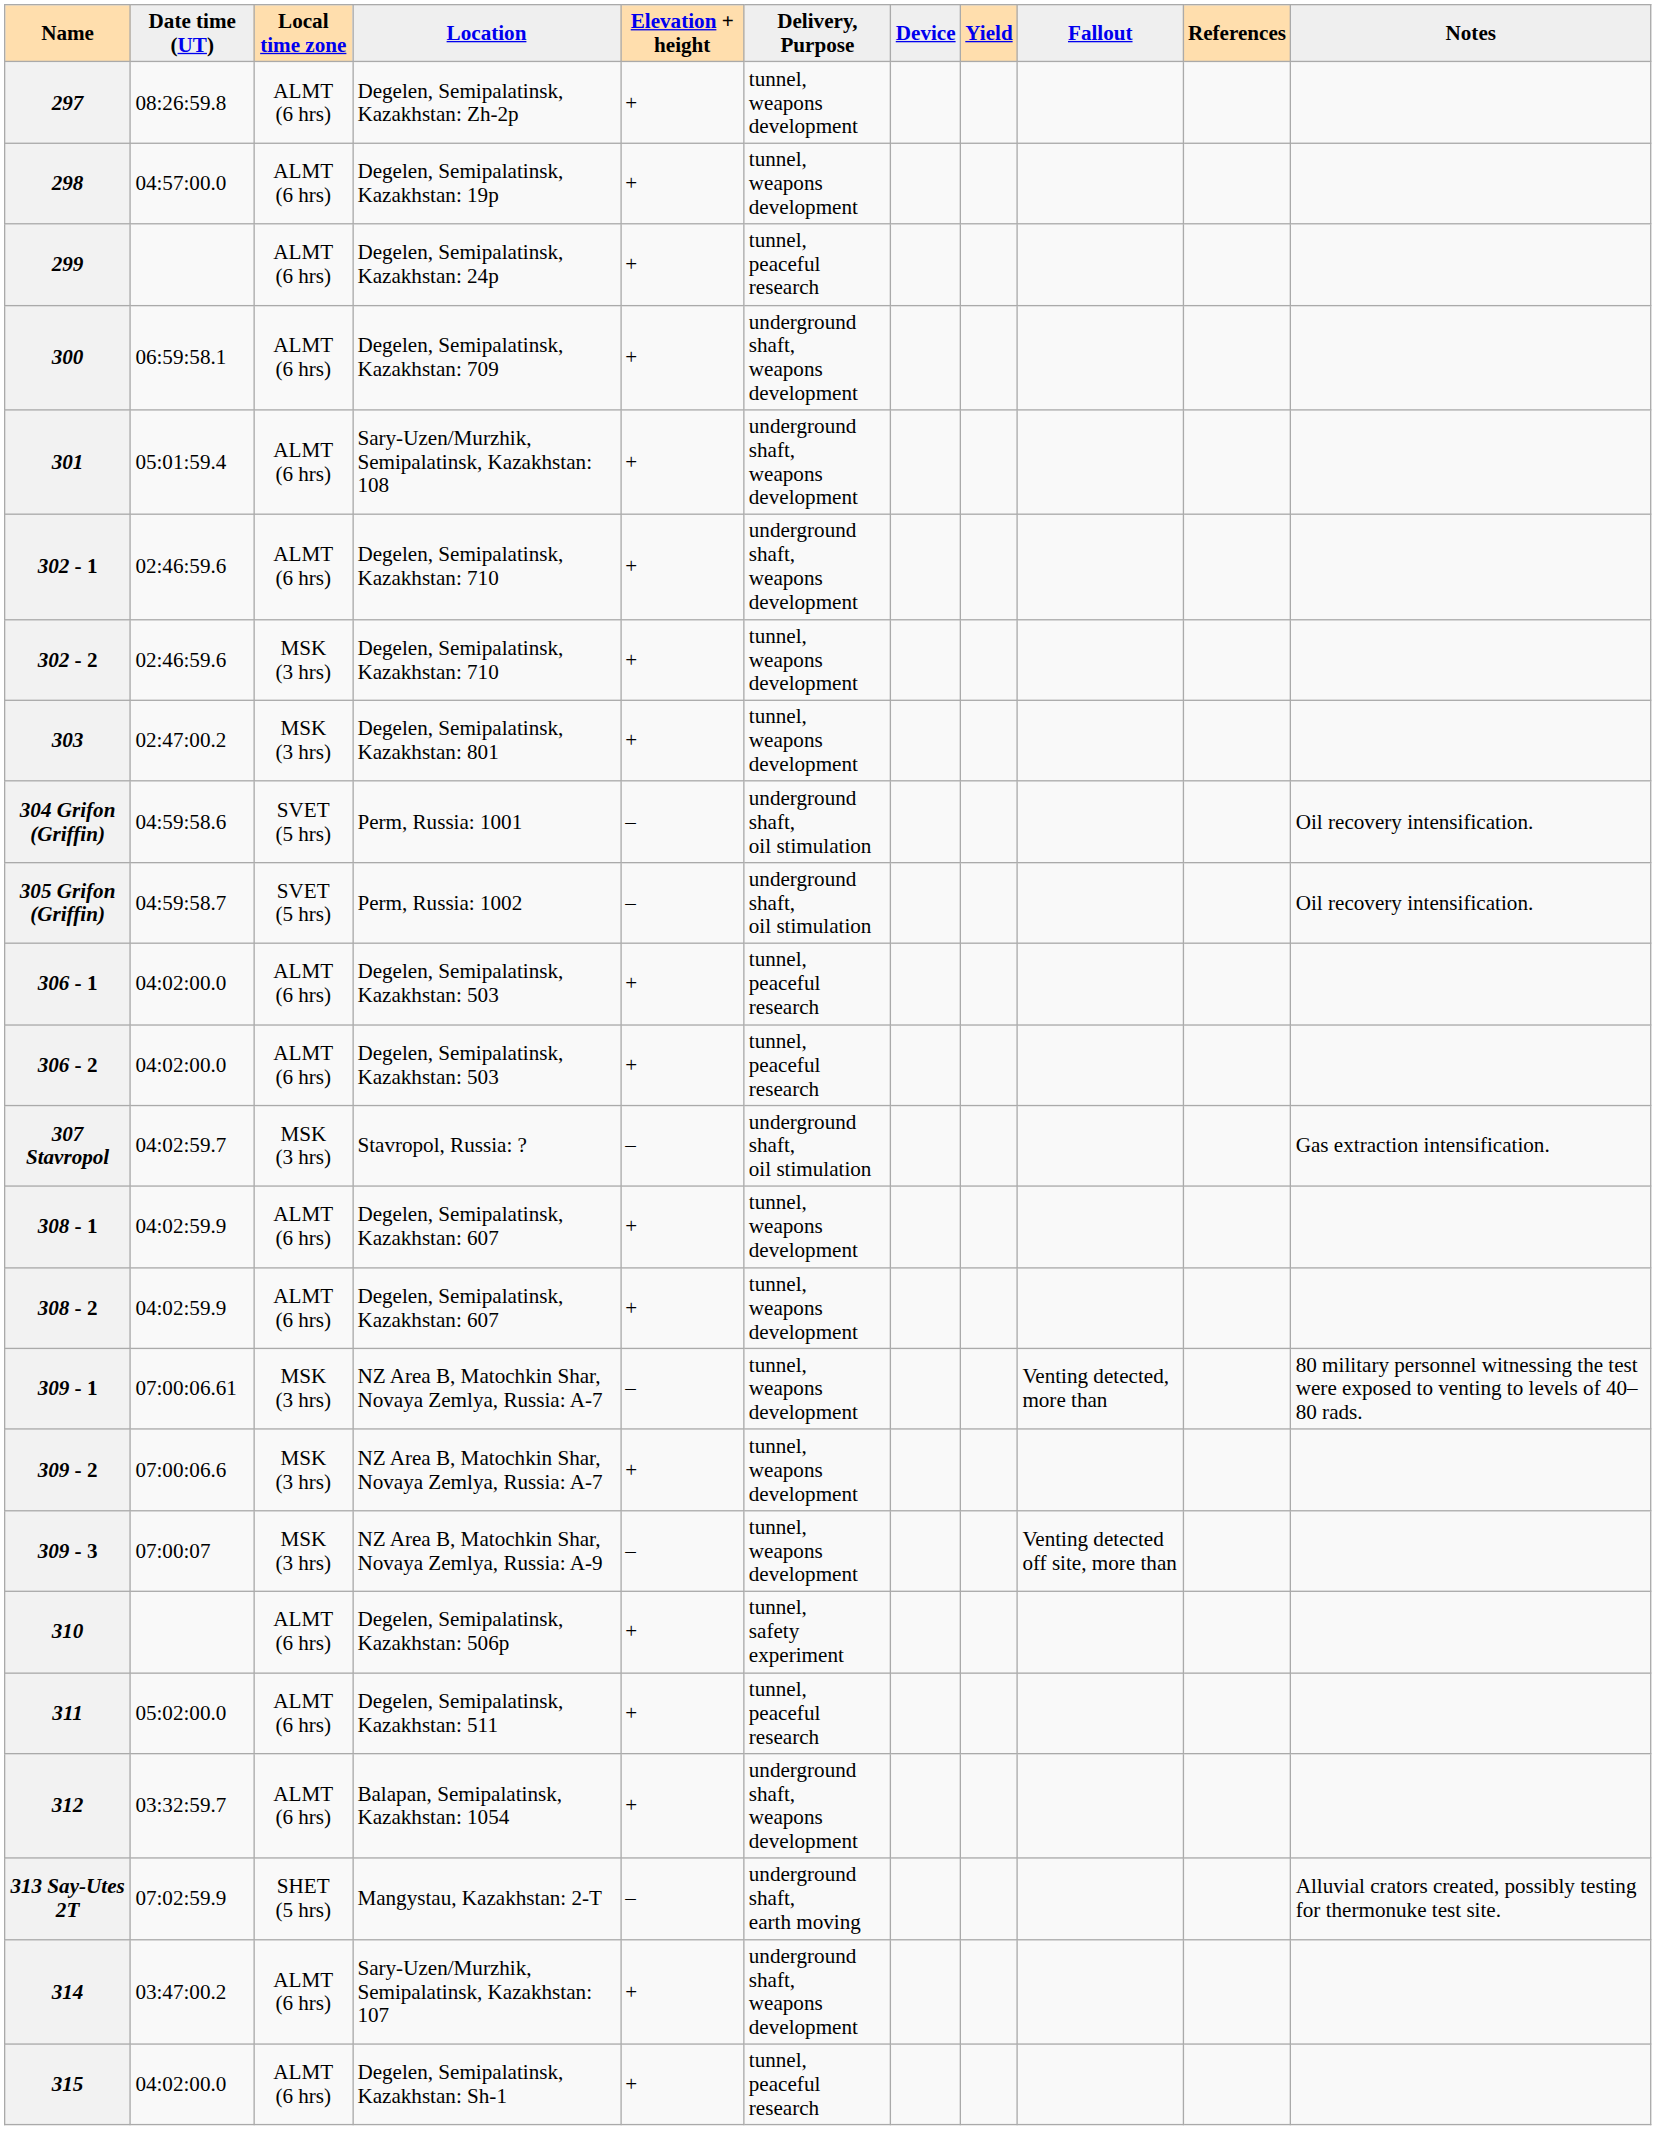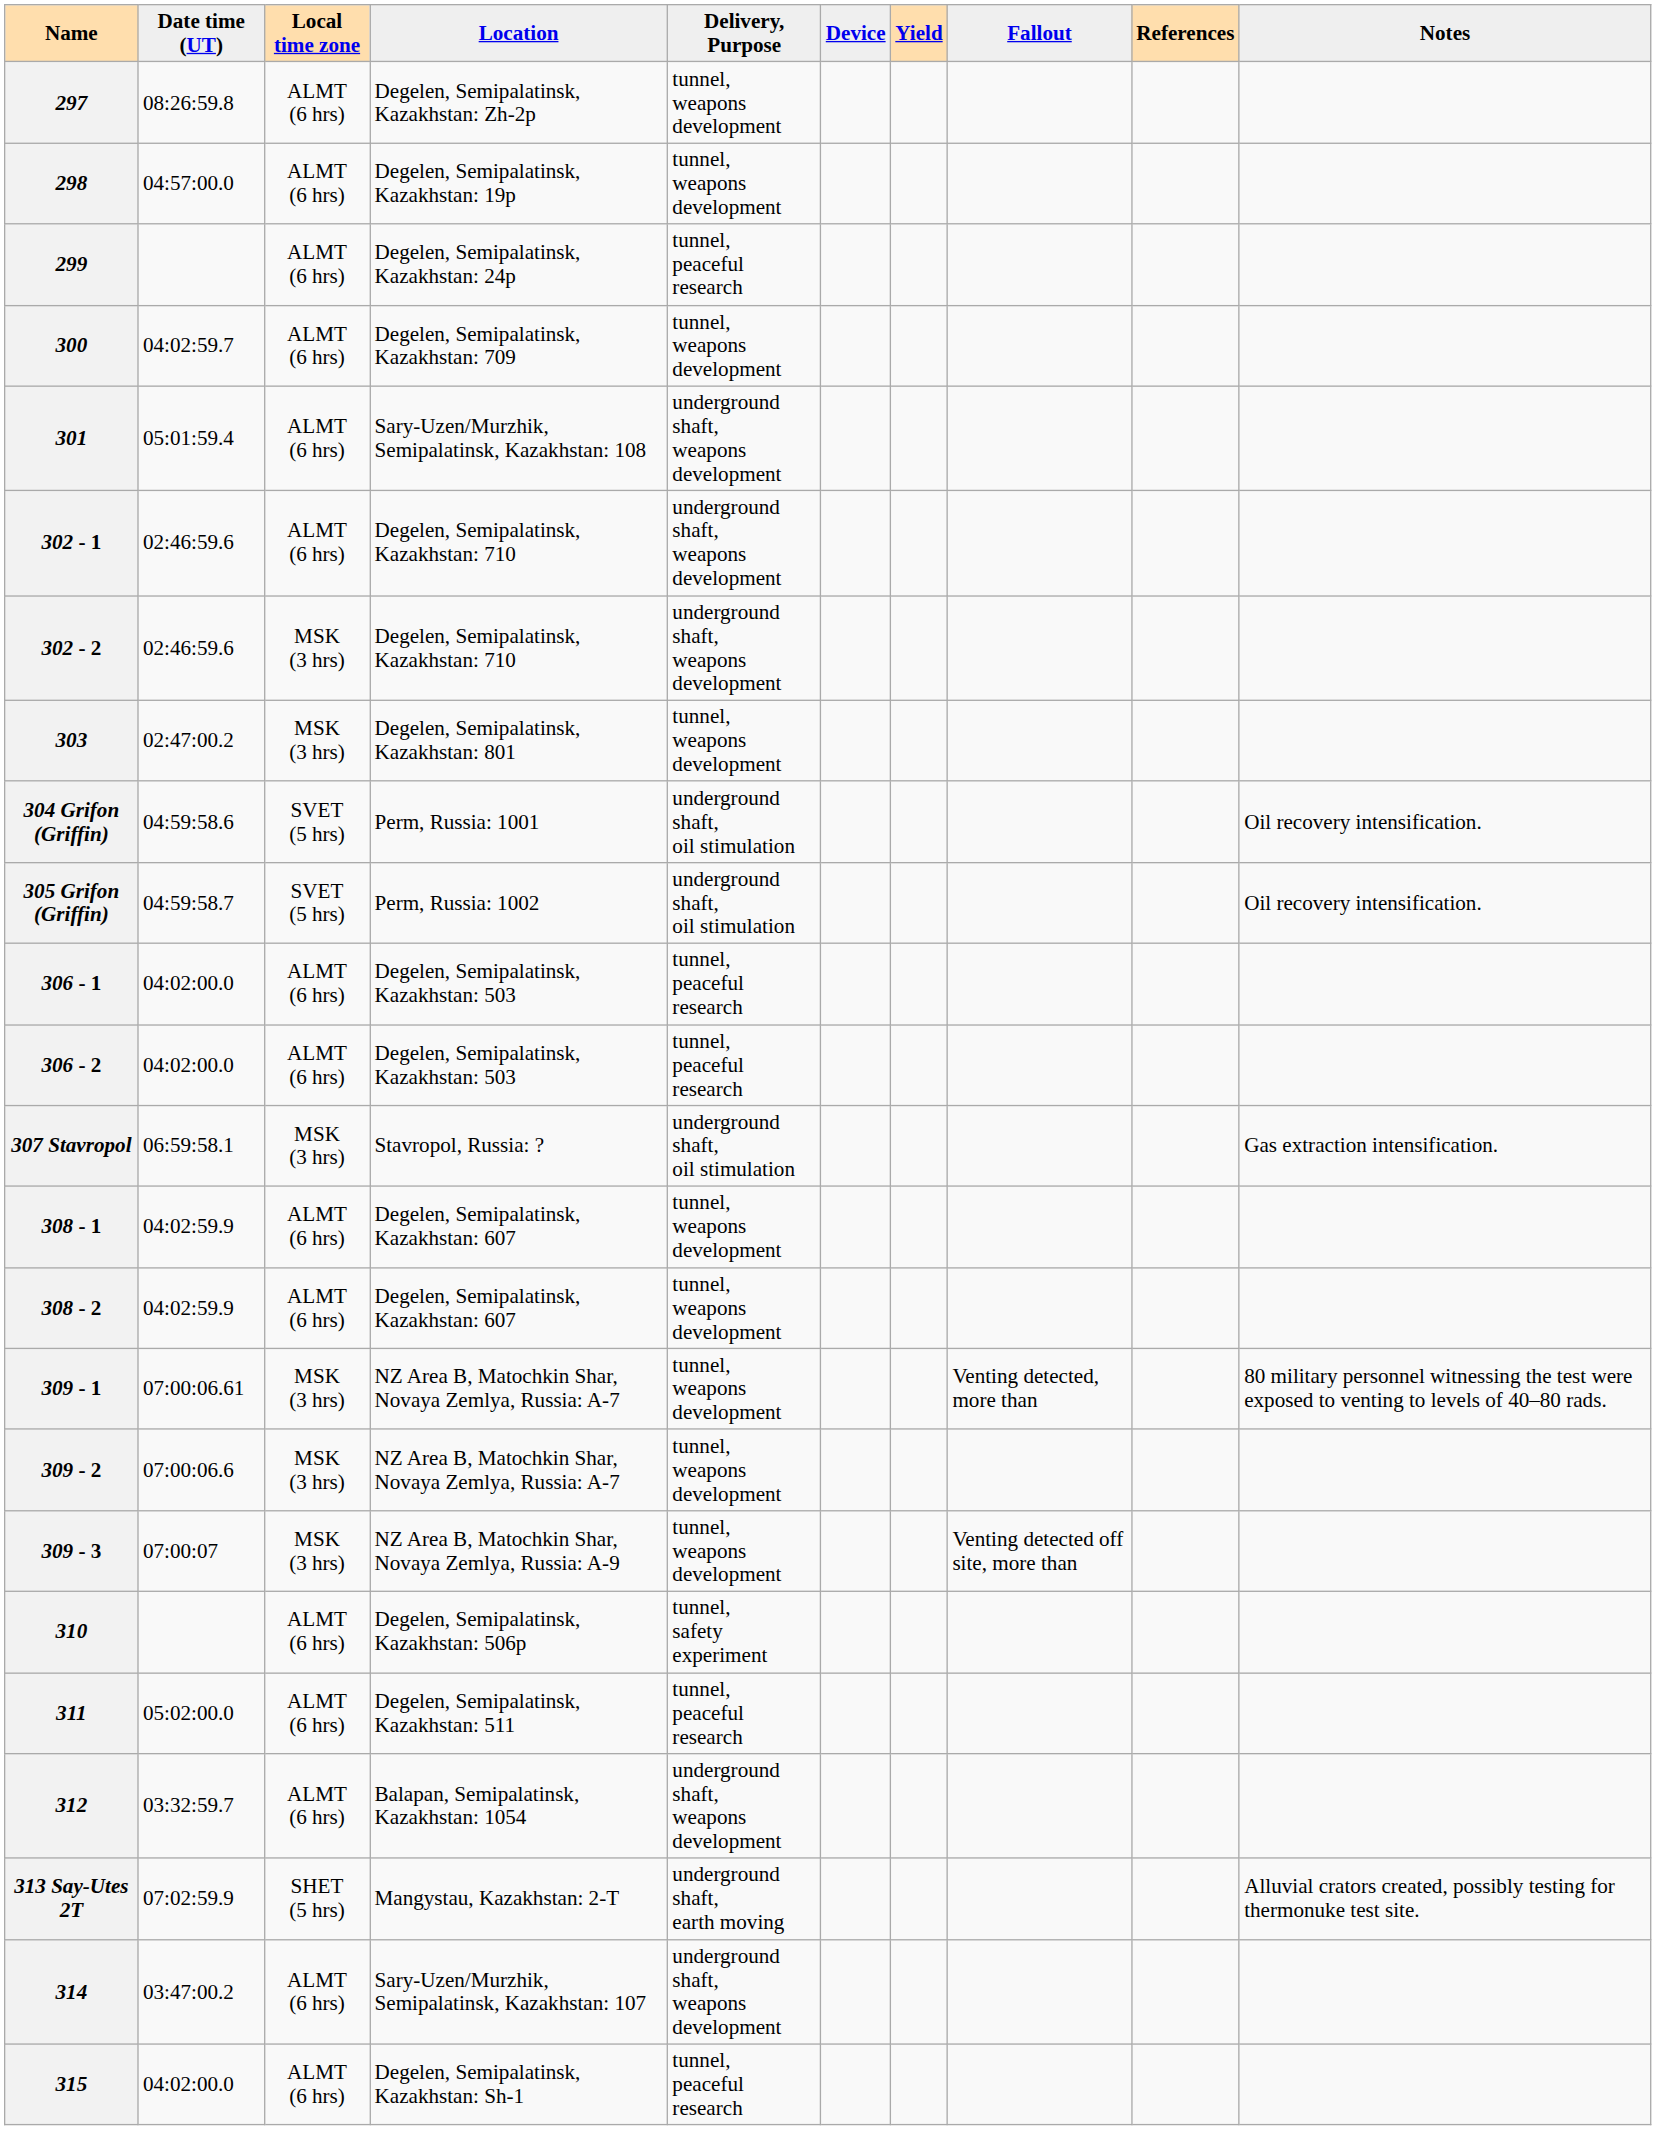- column: (682, 33)
(181, 357) 06:59:58.1 -> (188, 345) 04:02:59.7
(803, 357) underground shaft, weapons development -> (727, 345) tunnel, weapons development
(803, 659) tunnel, weapons development -> (727, 647) underground shaft, weapons development
(181, 1145) 04:02:59.7 -> (188, 1145) 06:59:58.1
